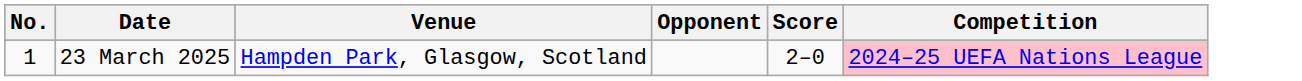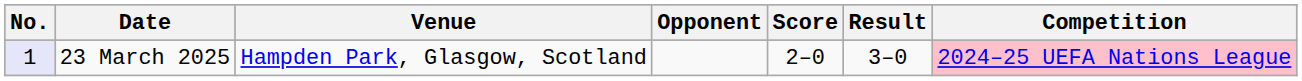+ column: (888, 23)
(30, 58) no background -> (30, 58) lavender background
